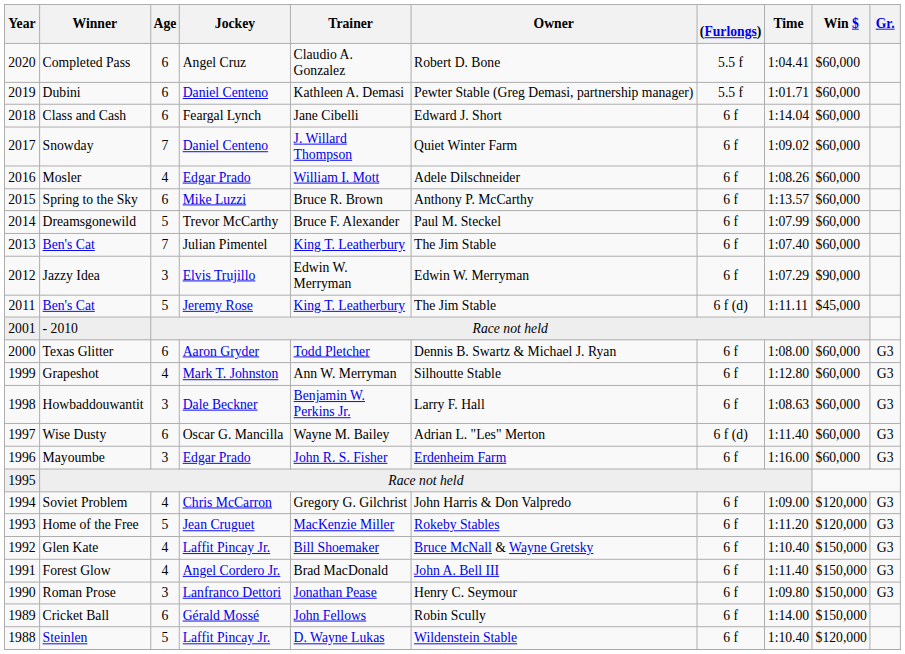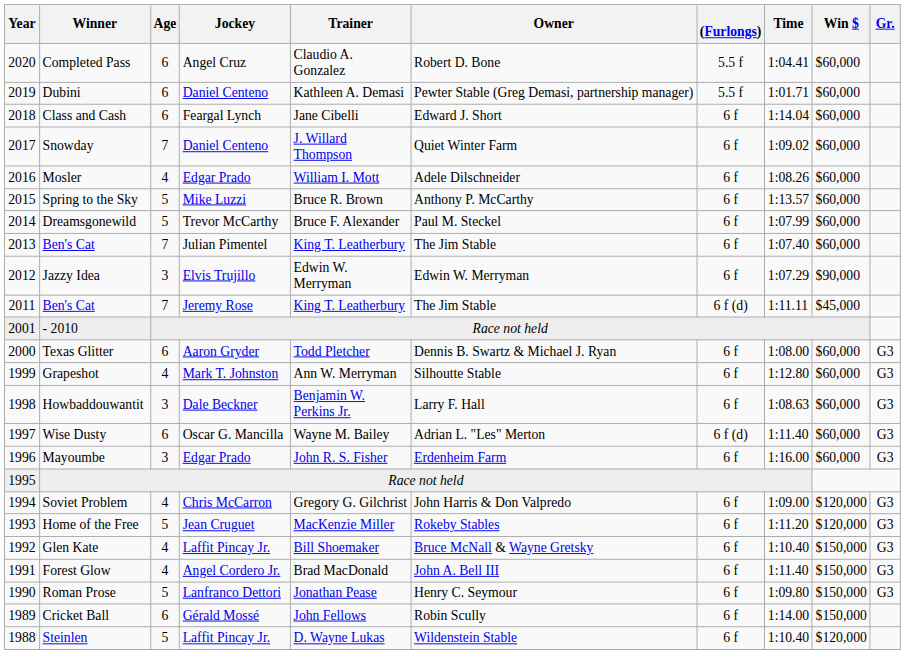(165, 199) 6 -> (165, 199) 5
(165, 306) 5 -> (165, 306) 7
(165, 593) 3 -> (165, 593) 5
